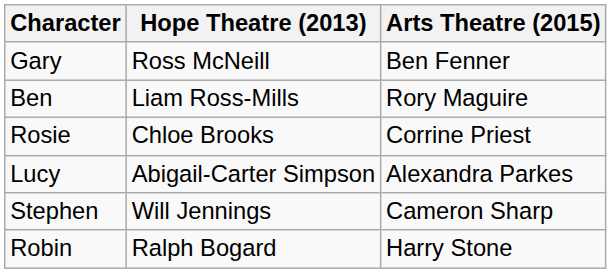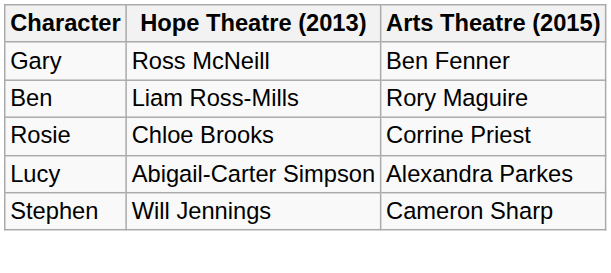- row: (41, 248)
